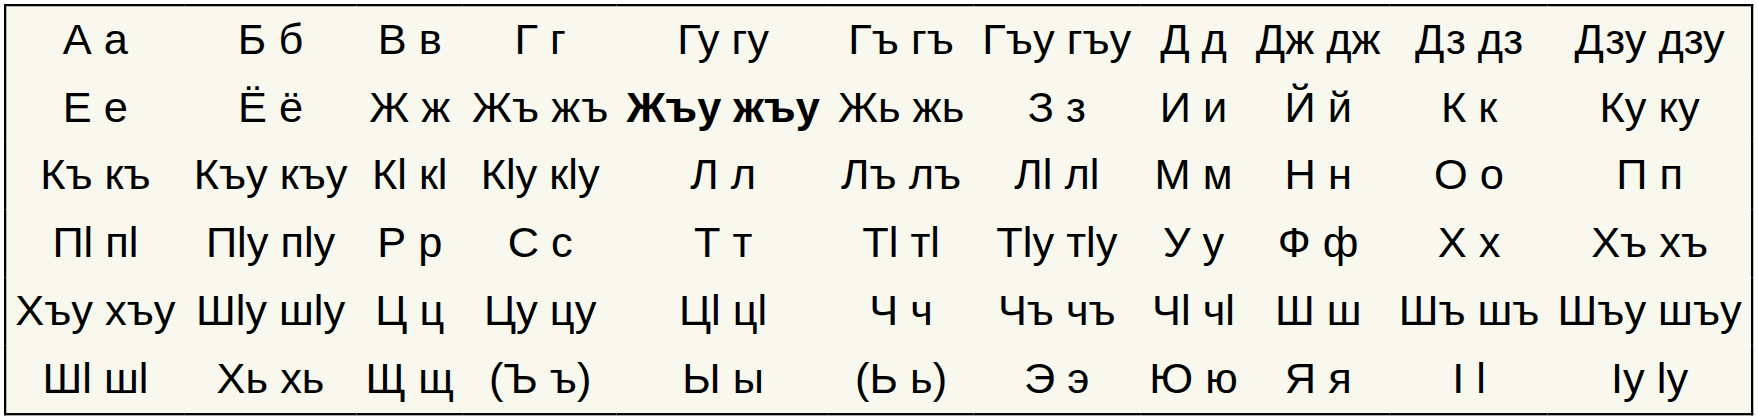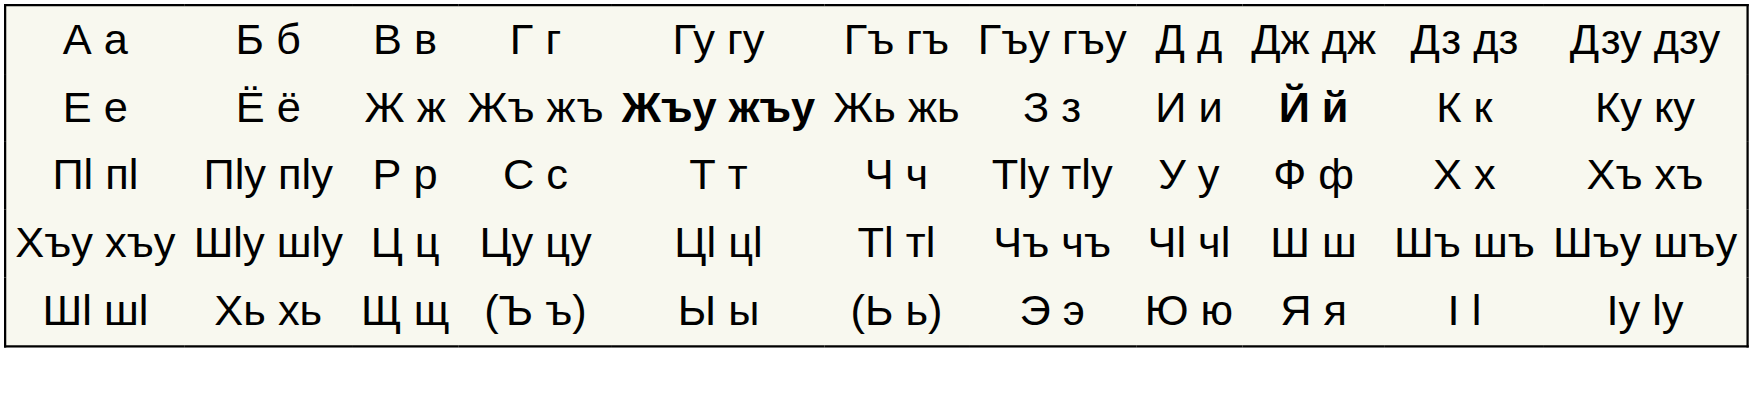(1318, 107) normal -> (1314, 107) bold
- row: (95, 175)
(901, 242) Тӏ тӏ -> (896, 175) Ч ч
(901, 310) Ч ч -> (896, 242) Тӏ тӏ
